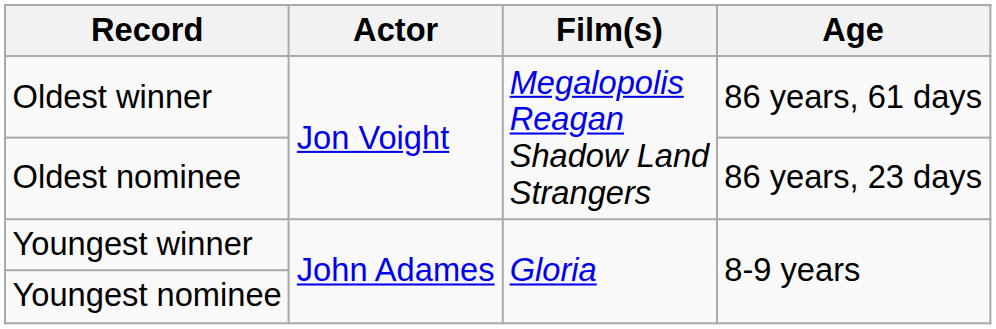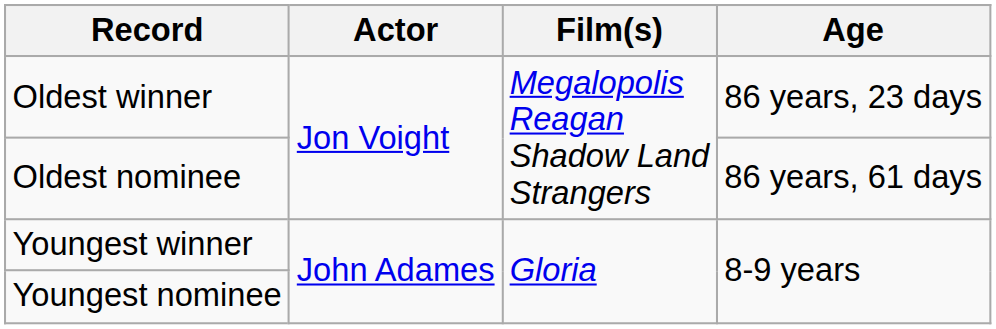(853, 96) 86 years, 61 days -> (853, 96) 86 years, 23 days
(853, 177) 86 years, 23 days -> (853, 177) 86 years, 61 days
